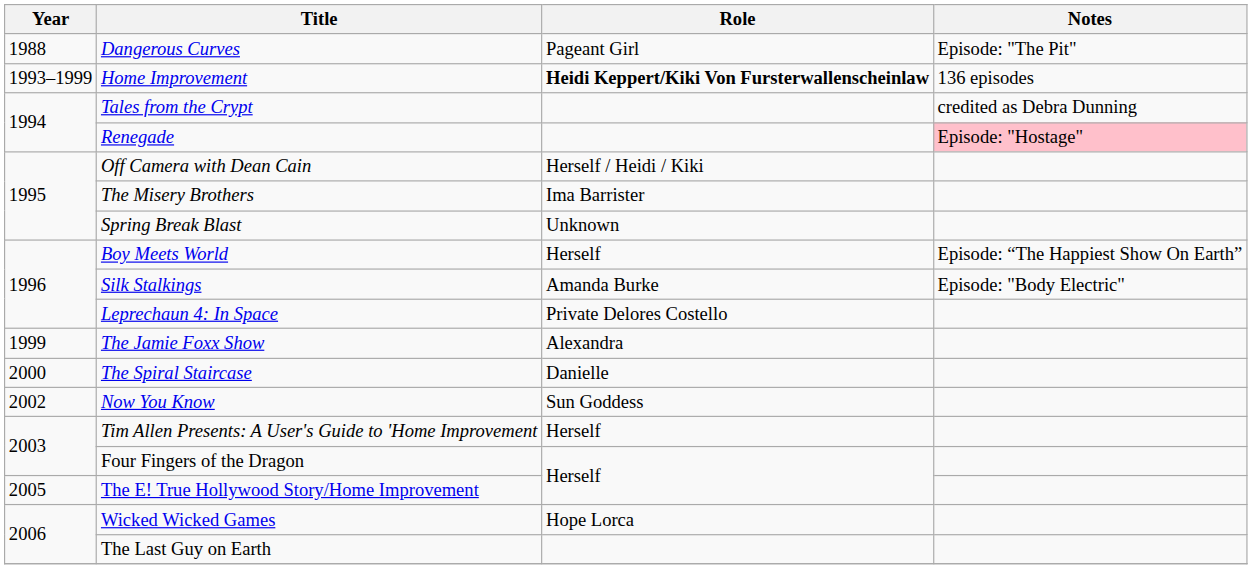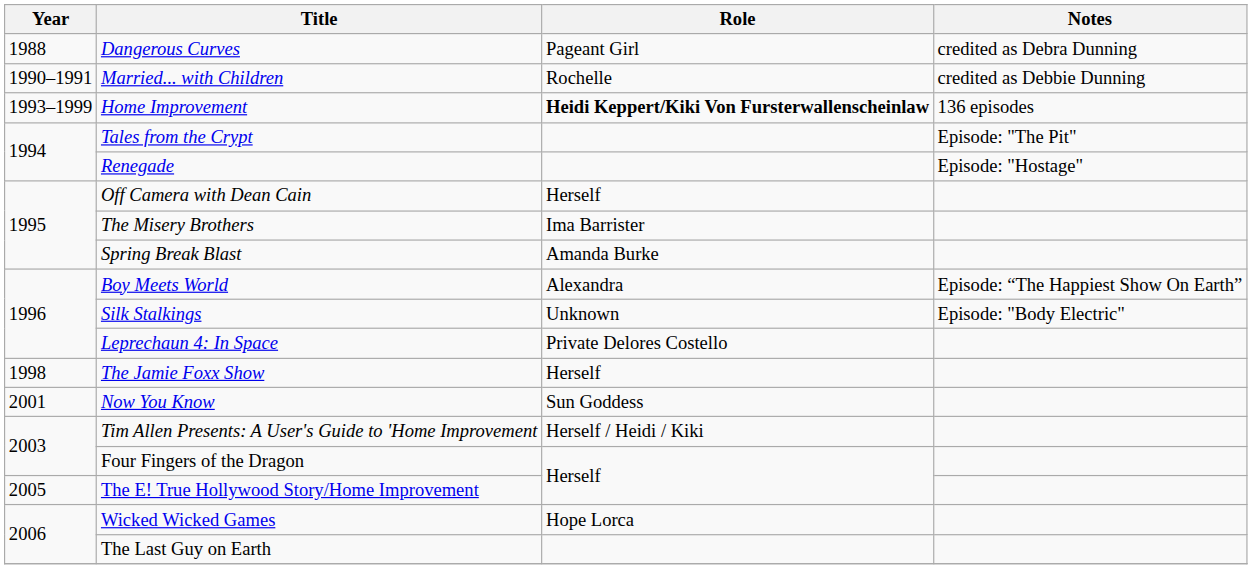(1007, 48) Episode: "The Pit" -> (1037, 48) credited as Debra Dunning
+ row: (192, 78)
(1037, 107) credited as Debra Dunning -> (1007, 136) Episode: "The Pit"
(1010, 136) pink background -> (1010, 166) no background
(625, 166) Herself / Heidi / Kiki -> (573, 195) Herself
(583, 225) Unknown -> (602, 254) Amanda Burke
(573, 254) Herself -> (585, 284) Alexandra
(602, 284) Amanda Burke -> (583, 313) Unknown
(27, 343) 1999 -> (27, 372) 1998
(585, 343) Alexandra -> (573, 372) Herself
- row: (176, 372)
(27, 401) 2002 -> (27, 401) 2001
(573, 431) Herself -> (625, 431) Herself / Heidi / Kiki
